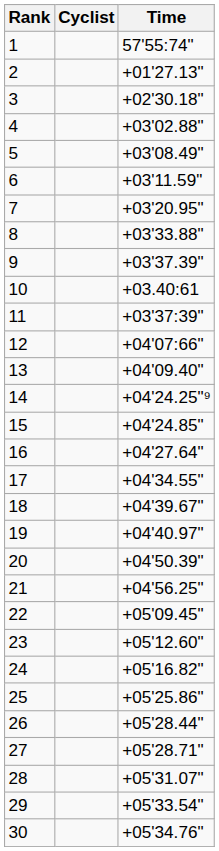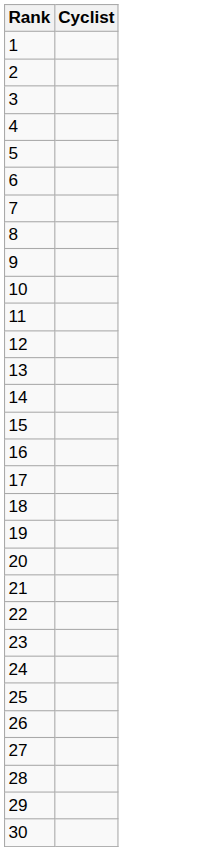- column: (167, 18)
